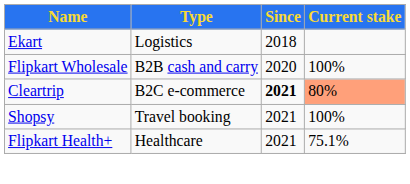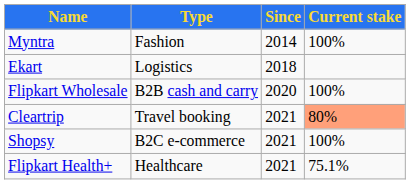+ row: (31, 41)
(190, 91) B2C e-commerce -> (183, 116) Travel booking
(281, 91) bold -> (281, 116) normal
(183, 116) Travel booking -> (190, 141) B2C e-commerce
